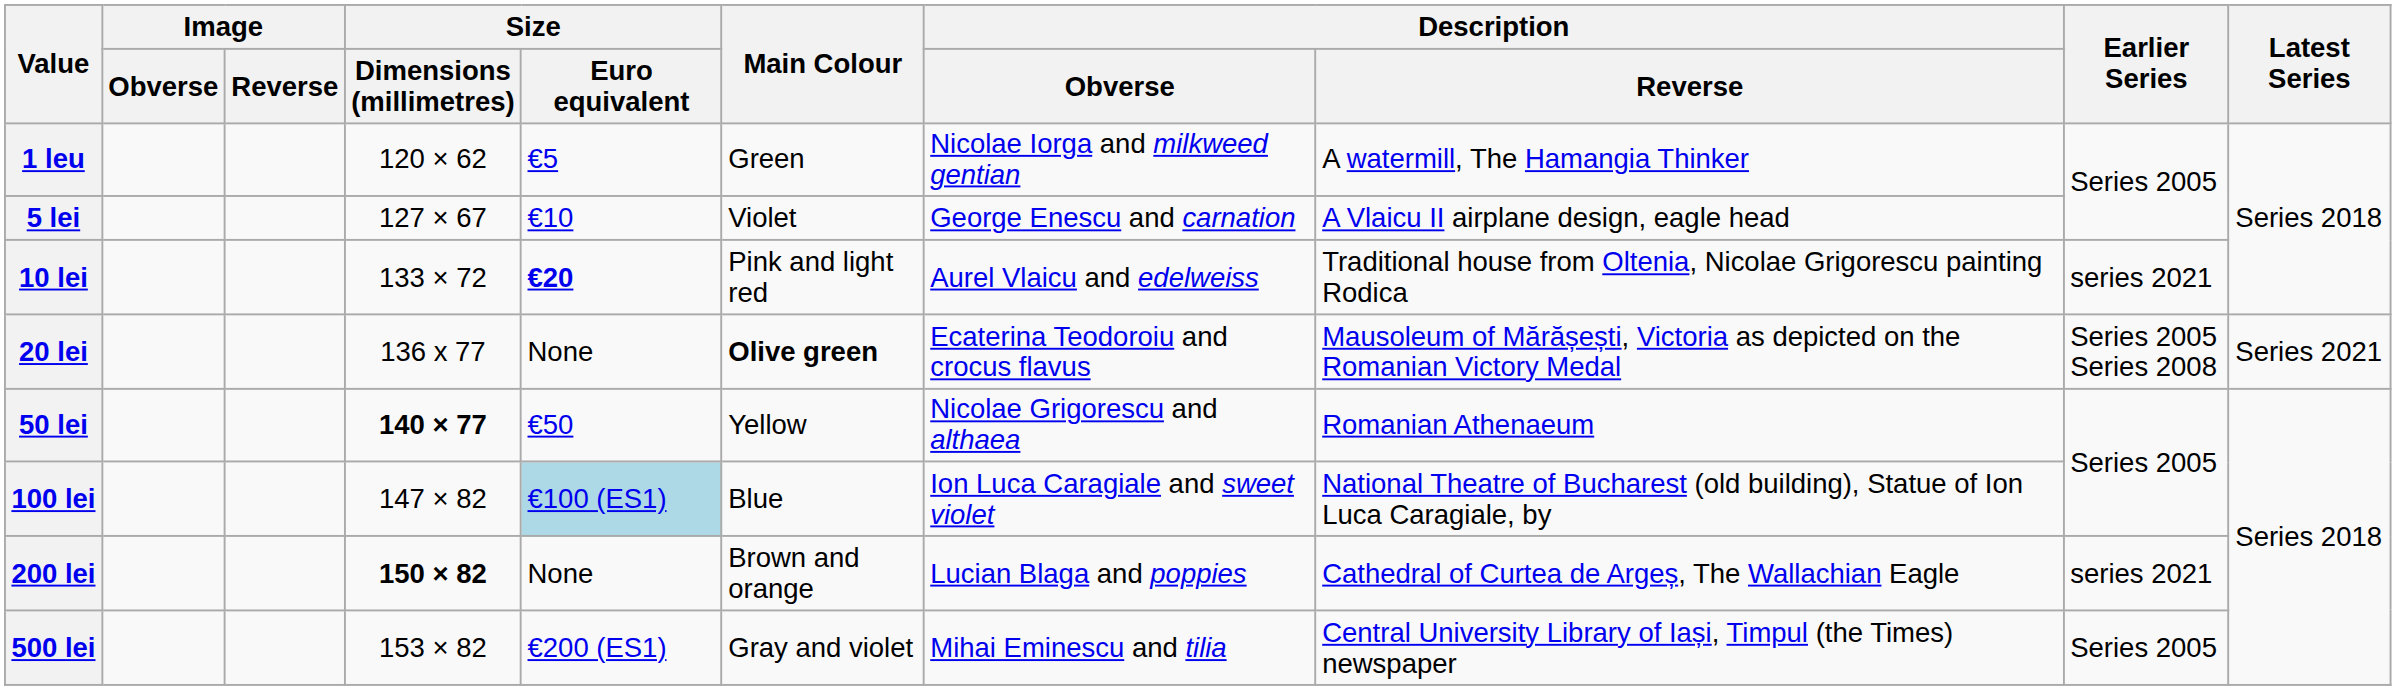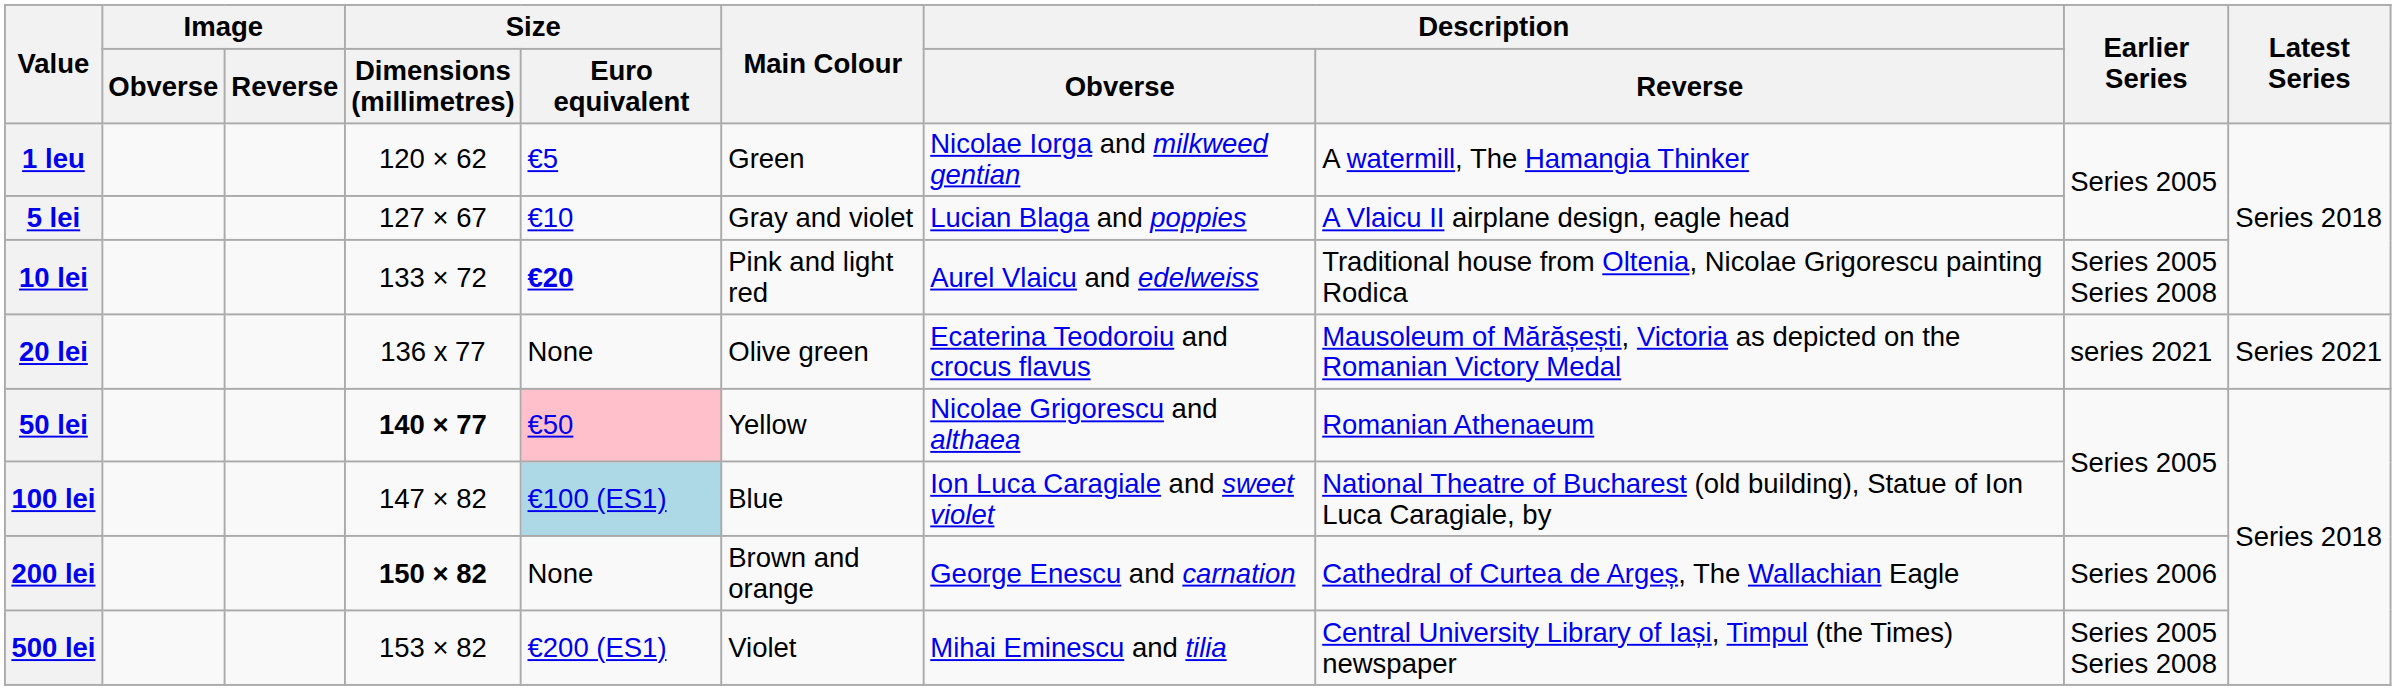(762, 219) Violet -> (821, 219) Gray and violet
(1113, 219) George Enescu and carnation -> (1088, 219) Lucian Blaga and poppies
(2141, 277) series 2021 -> (2144, 277) Series 2005 Series 2008
(803, 351) bold -> (799, 351) normal
(2144, 351) Series 2005 Series 2008 -> (2141, 351) series 2021
(550, 425) no background -> (550, 425) pink background
(1088, 573) Lucian Blaga and poppies -> (1113, 573) George Enescu and carnation
(2141, 573) series 2021 -> (2144, 573) Series 2006
(821, 647) Gray and violet -> (762, 647) Violet
(2144, 647) Series 2005 -> (2144, 647) Series 2005 Series 2008
